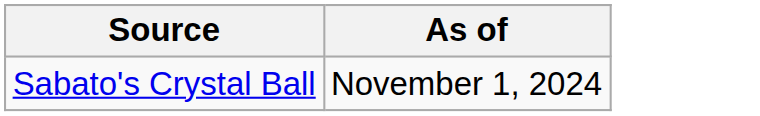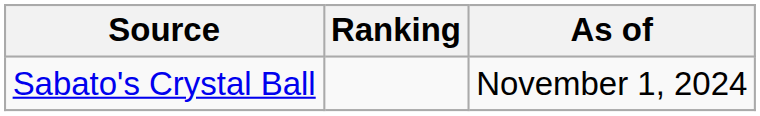+ column: (396, 30)
